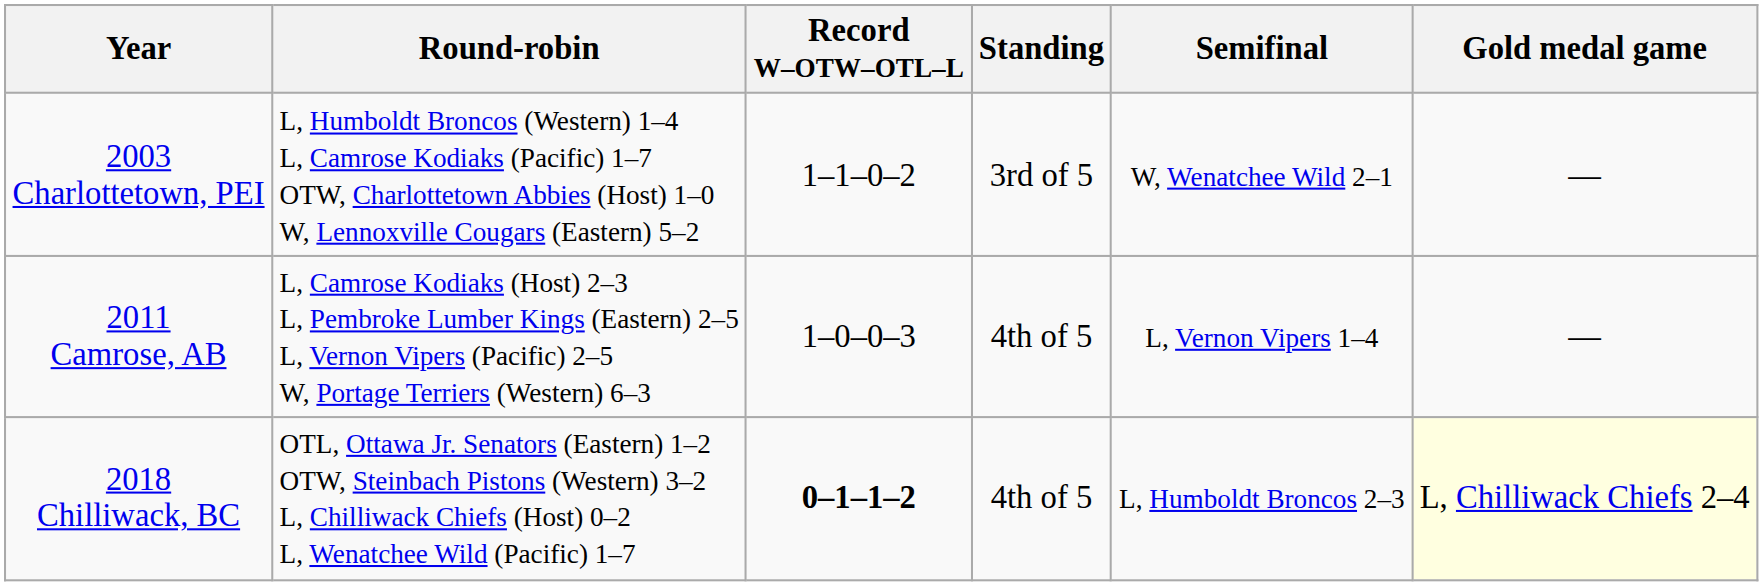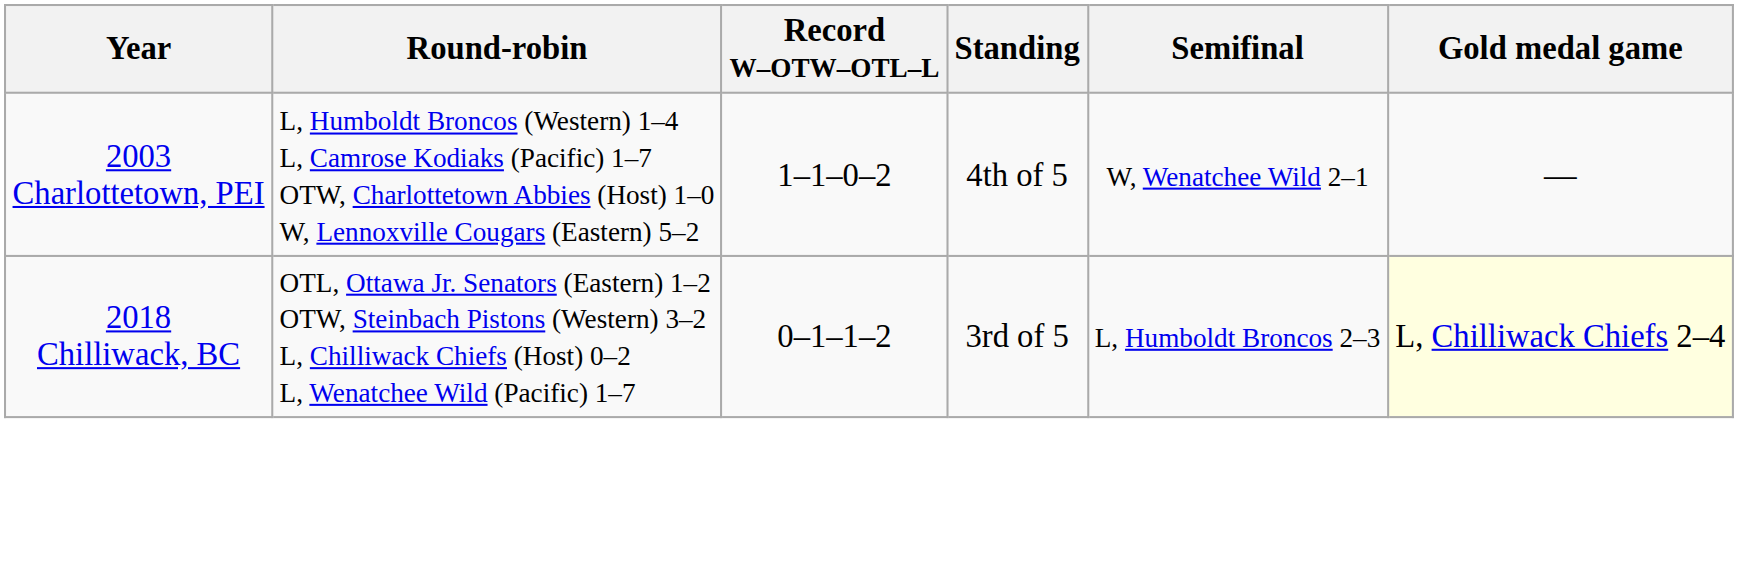(1041, 173) 3rd of 5 -> (1017, 173) 4th of 5
- row: (139, 335)
(859, 497) bold -> (834, 335) normal
(1041, 497) 4th of 5 -> (1017, 335) 3rd of 5
